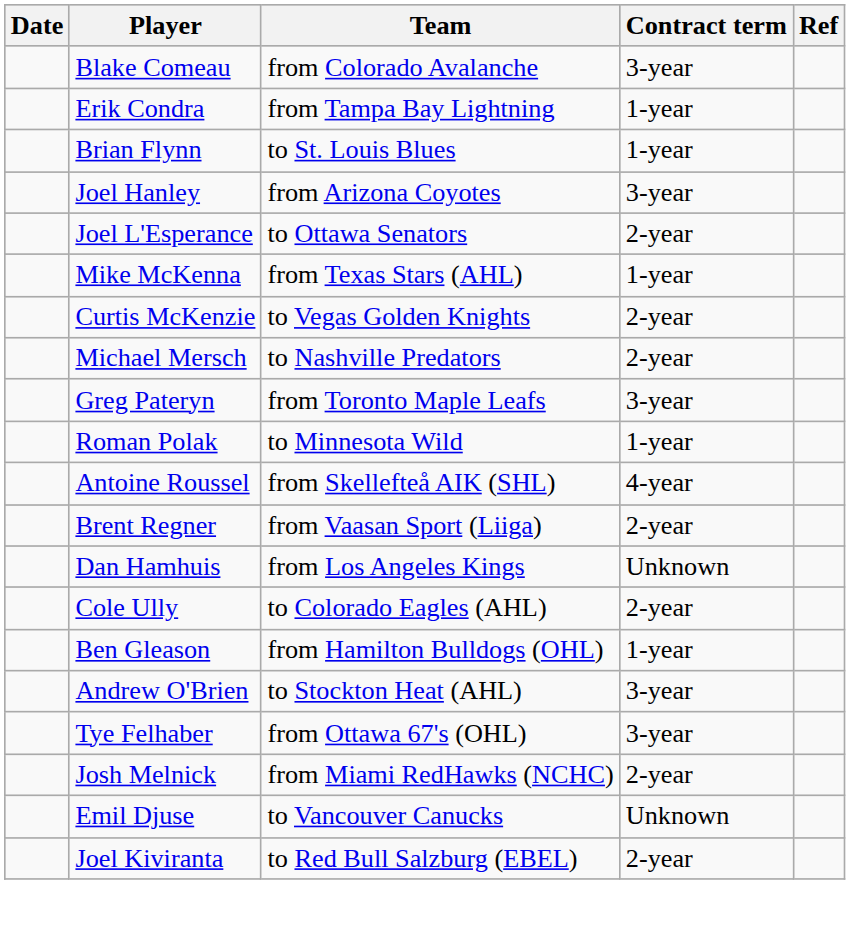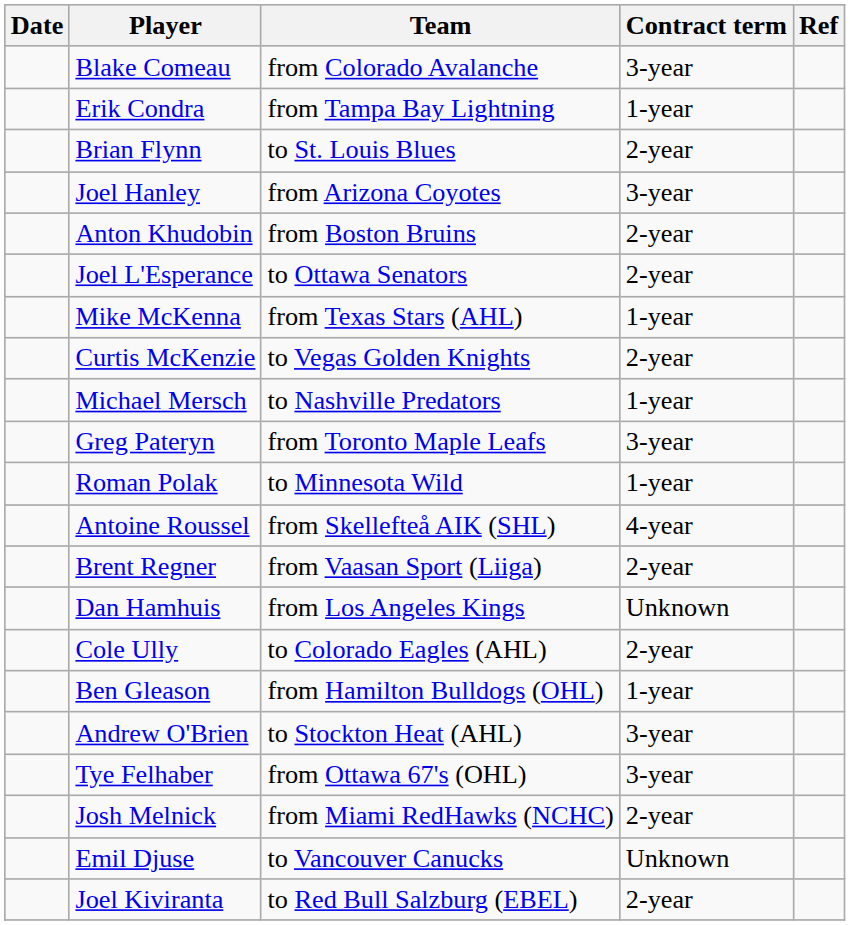(659, 150) 1-year -> (659, 150) 2-year
+ row: (164, 233)
(659, 358) 2-year -> (659, 399) 1-year
